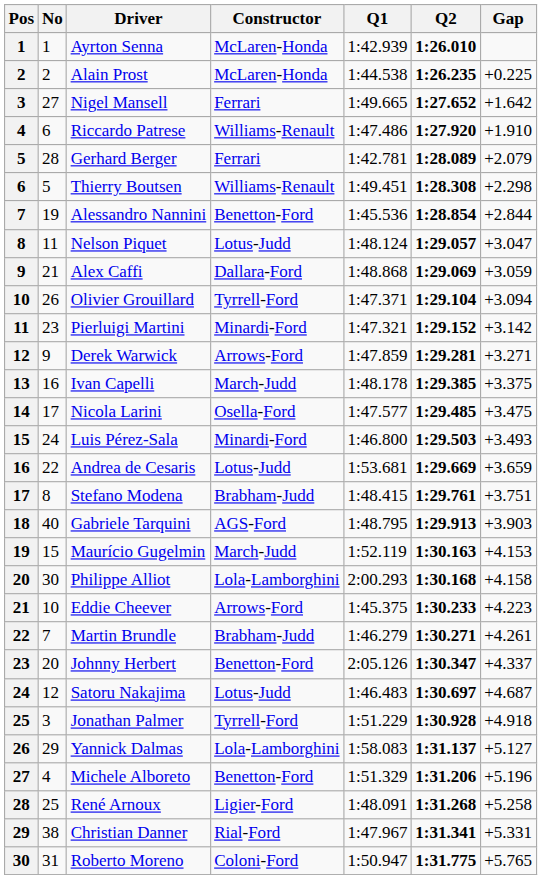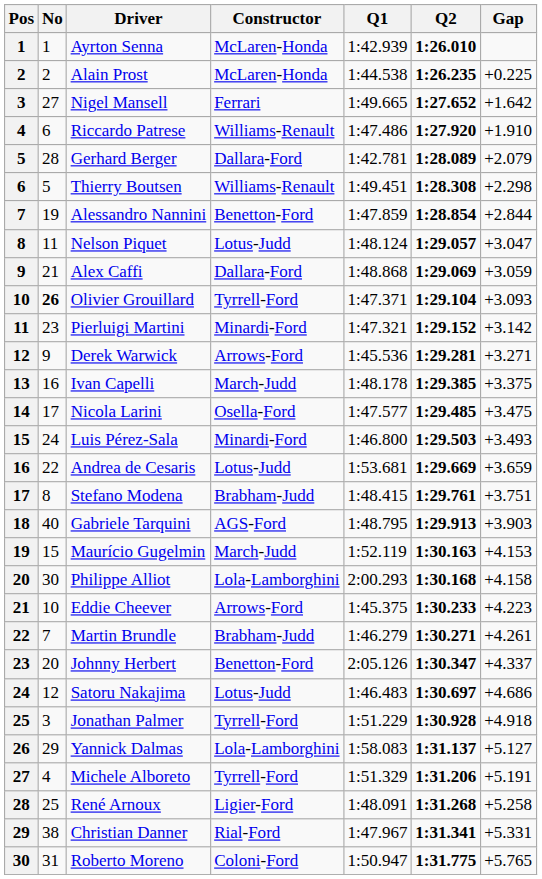(237, 159) Ferrari -> (258, 159) Dallara-Ford
(377, 215) 1:45.536 -> (377, 215) 1:47.859
(50, 299) normal -> (50, 299) bold
(508, 299) +3.094 -> (508, 299) +3.093
(377, 355) 1:47.859 -> (377, 355) 1:45.536
(508, 692) +4.687 -> (508, 692) +4.686
(264, 776) Benetton-Ford -> (256, 776) Tyrrell-Ford
(508, 776) +5.196 -> (508, 776) +5.191
